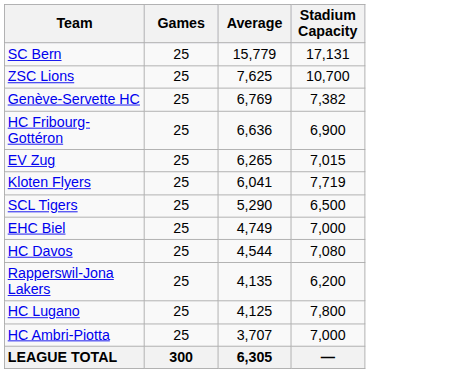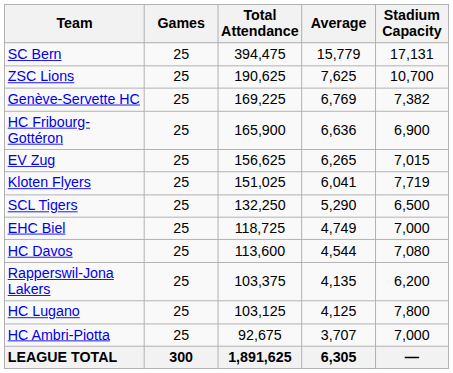+ column: (260, 23)
